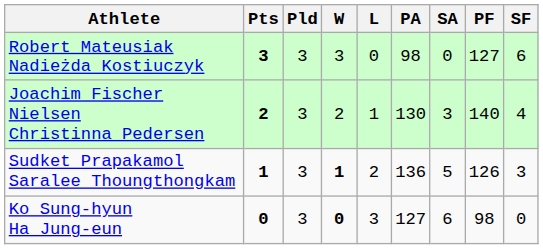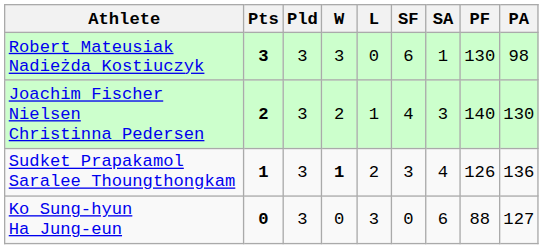columns swapped: (521, 19) <-> (411, 19)
(447, 57) 0 -> (443, 57) 1
(484, 57) 127 -> (480, 57) 130
(447, 172) 5 -> (443, 172) 4
(339, 220) bold -> (339, 220) normal
(484, 220) 98 -> (480, 220) 88
